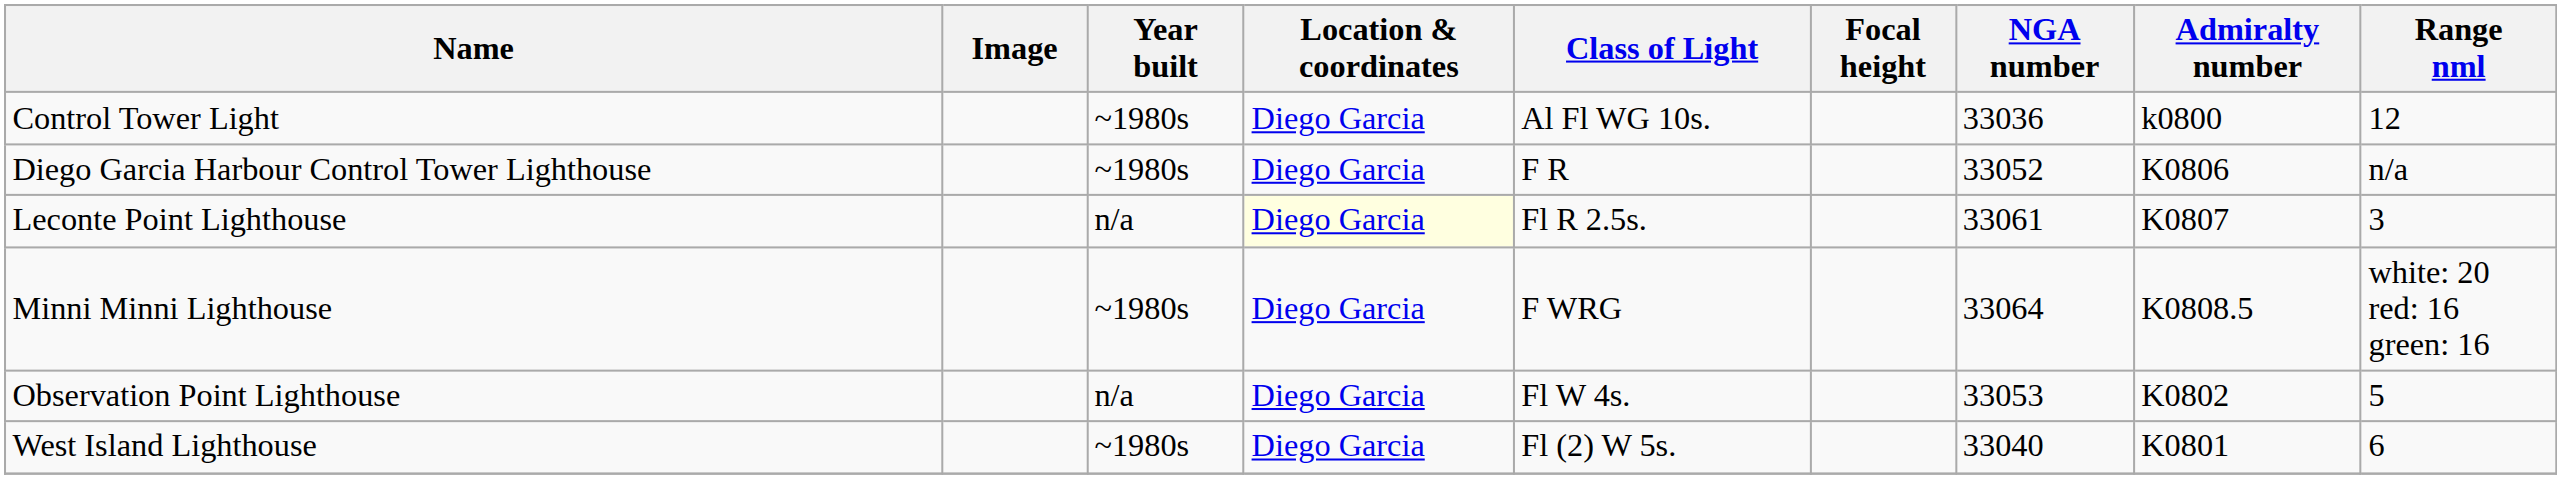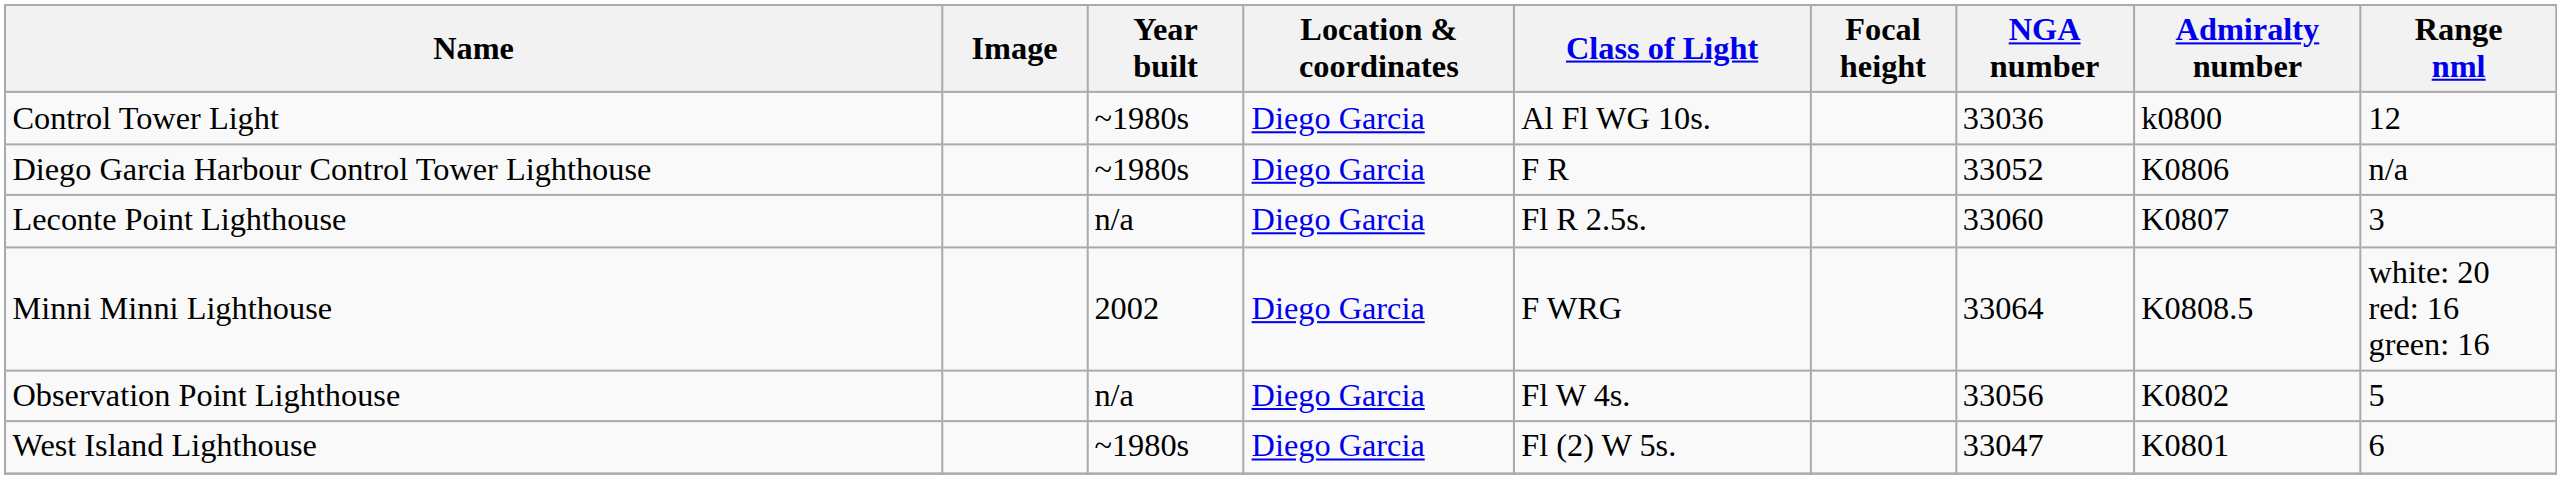(1338, 220) lightyellow background -> (1338, 220) no background
(2003, 220) 33061 -> (2003, 220) 33060
(1142, 307) ~1980s -> (1127, 307) 2002
(2003, 395) 33053 -> (2003, 395) 33056
(2003, 446) 33040 -> (2003, 446) 33047
